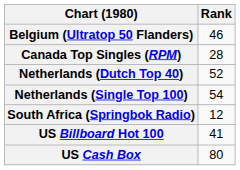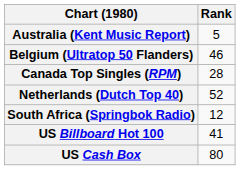+ row: (101, 34)
- row: (101, 94)
